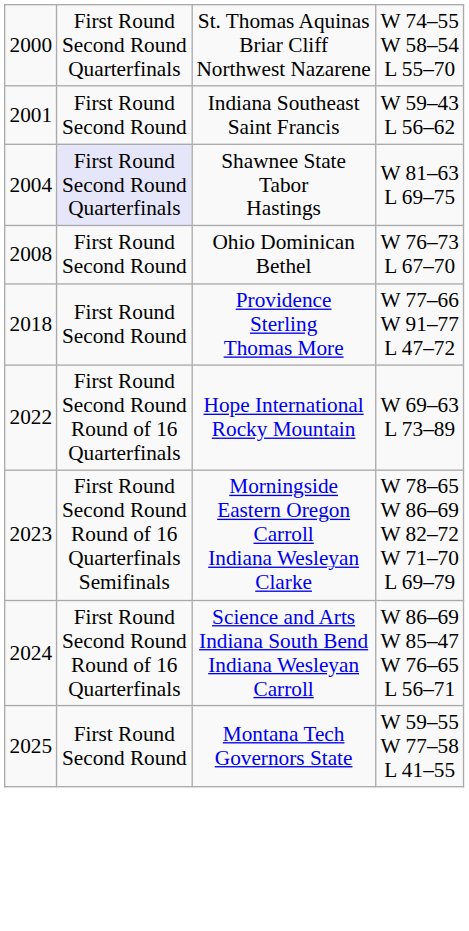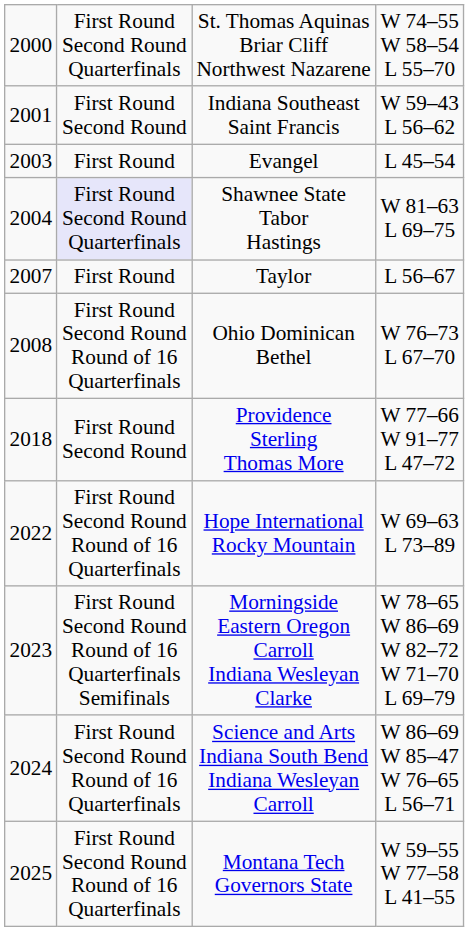+ row: (284, 160)
+ row: (284, 276)
(124, 254) First Round Second Round -> (124, 345) First Round Second Round Round of 16 Quarterfinals
(124, 746) First Round Second Round -> (124, 873) First Round Second Round Round of 16 Quarterfinals
